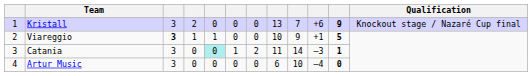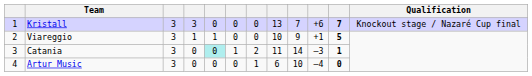(194, 25) 2 -> (194, 25) 3
(339, 25) 9 -> (339, 25) 7
(173, 38) bold -> (173, 38) normal
(256, 65) 0 -> (256, 65) 1
